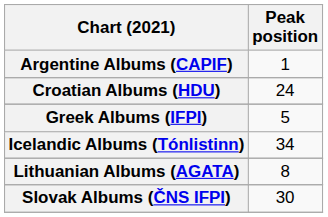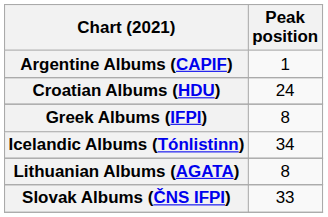(285, 117) 5 -> (285, 117) 8
(285, 198) 30 -> (285, 198) 33
